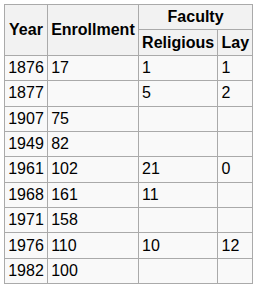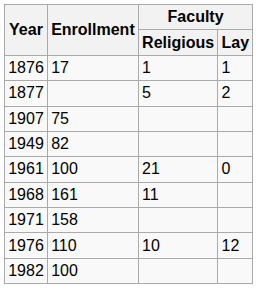(65, 169) 102 -> (65, 169) 100
